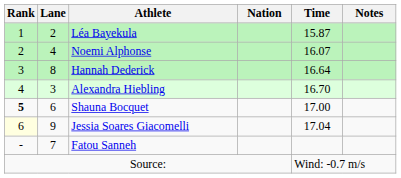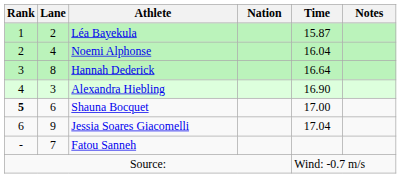(317, 51) 16.07 -> (317, 51) 16.04
(317, 88) 16.70 -> (317, 88) 16.90
(21, 126) lightyellow background -> (21, 126) no background
